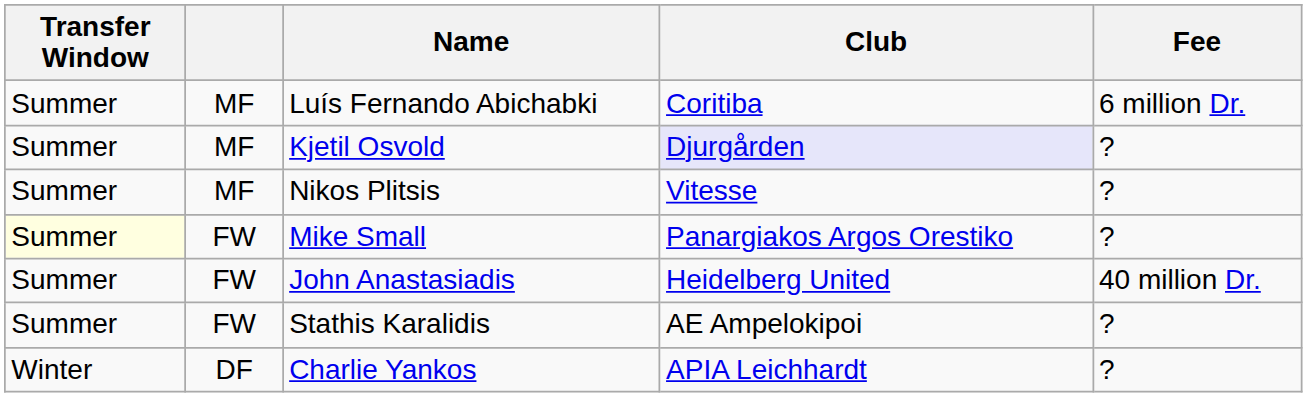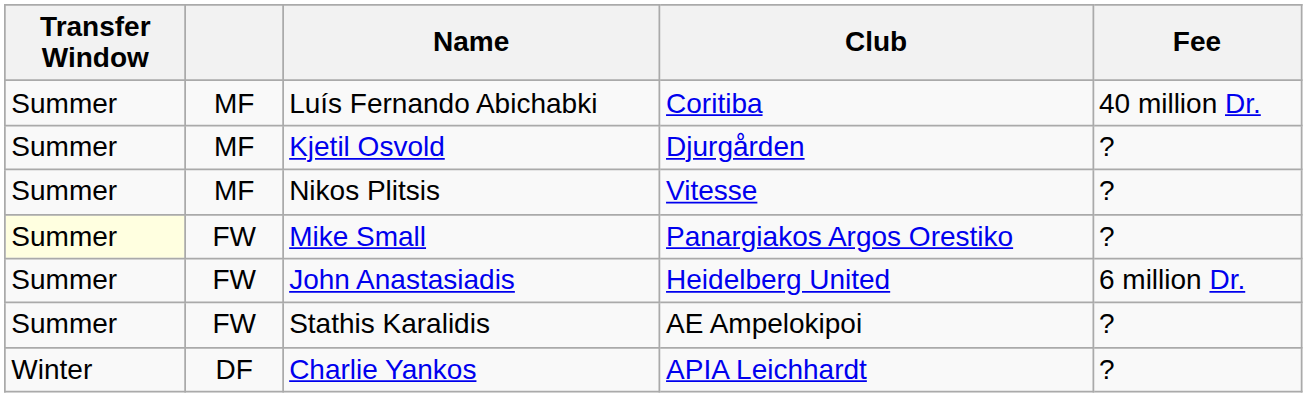(1172, 102) 6 million Dr. -> (1180, 102) 40 million Dr.
(735, 147) lavender background -> (735, 147) no background
(1180, 280) 40 million Dr. -> (1172, 280) 6 million Dr.
